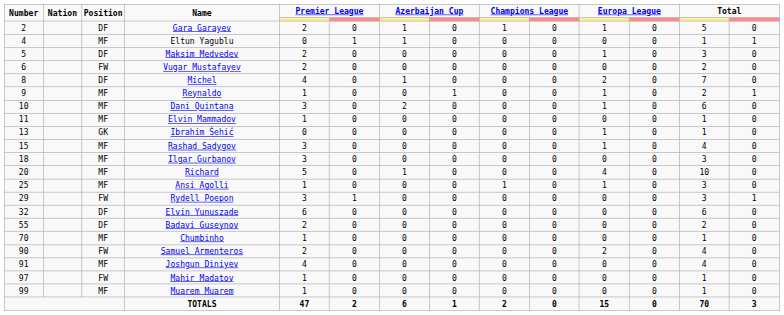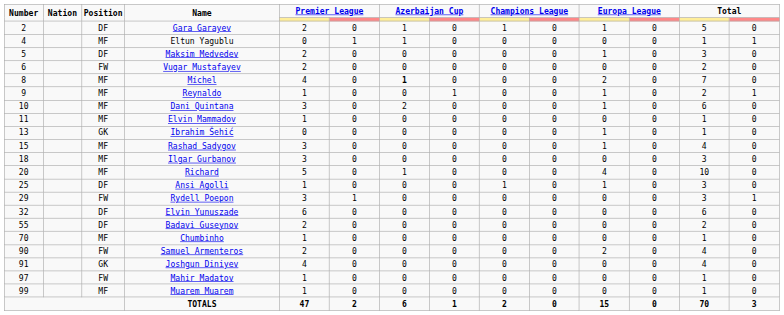(103, 80) DF -> (103, 80) MF
(404, 80) normal -> (404, 80) bold
(103, 185) MF -> (103, 185) DF
(103, 264) MF -> (103, 264) GK
